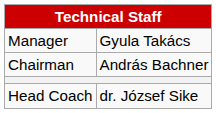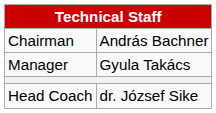rows swapped: (41, 65) <-> (38, 41)
